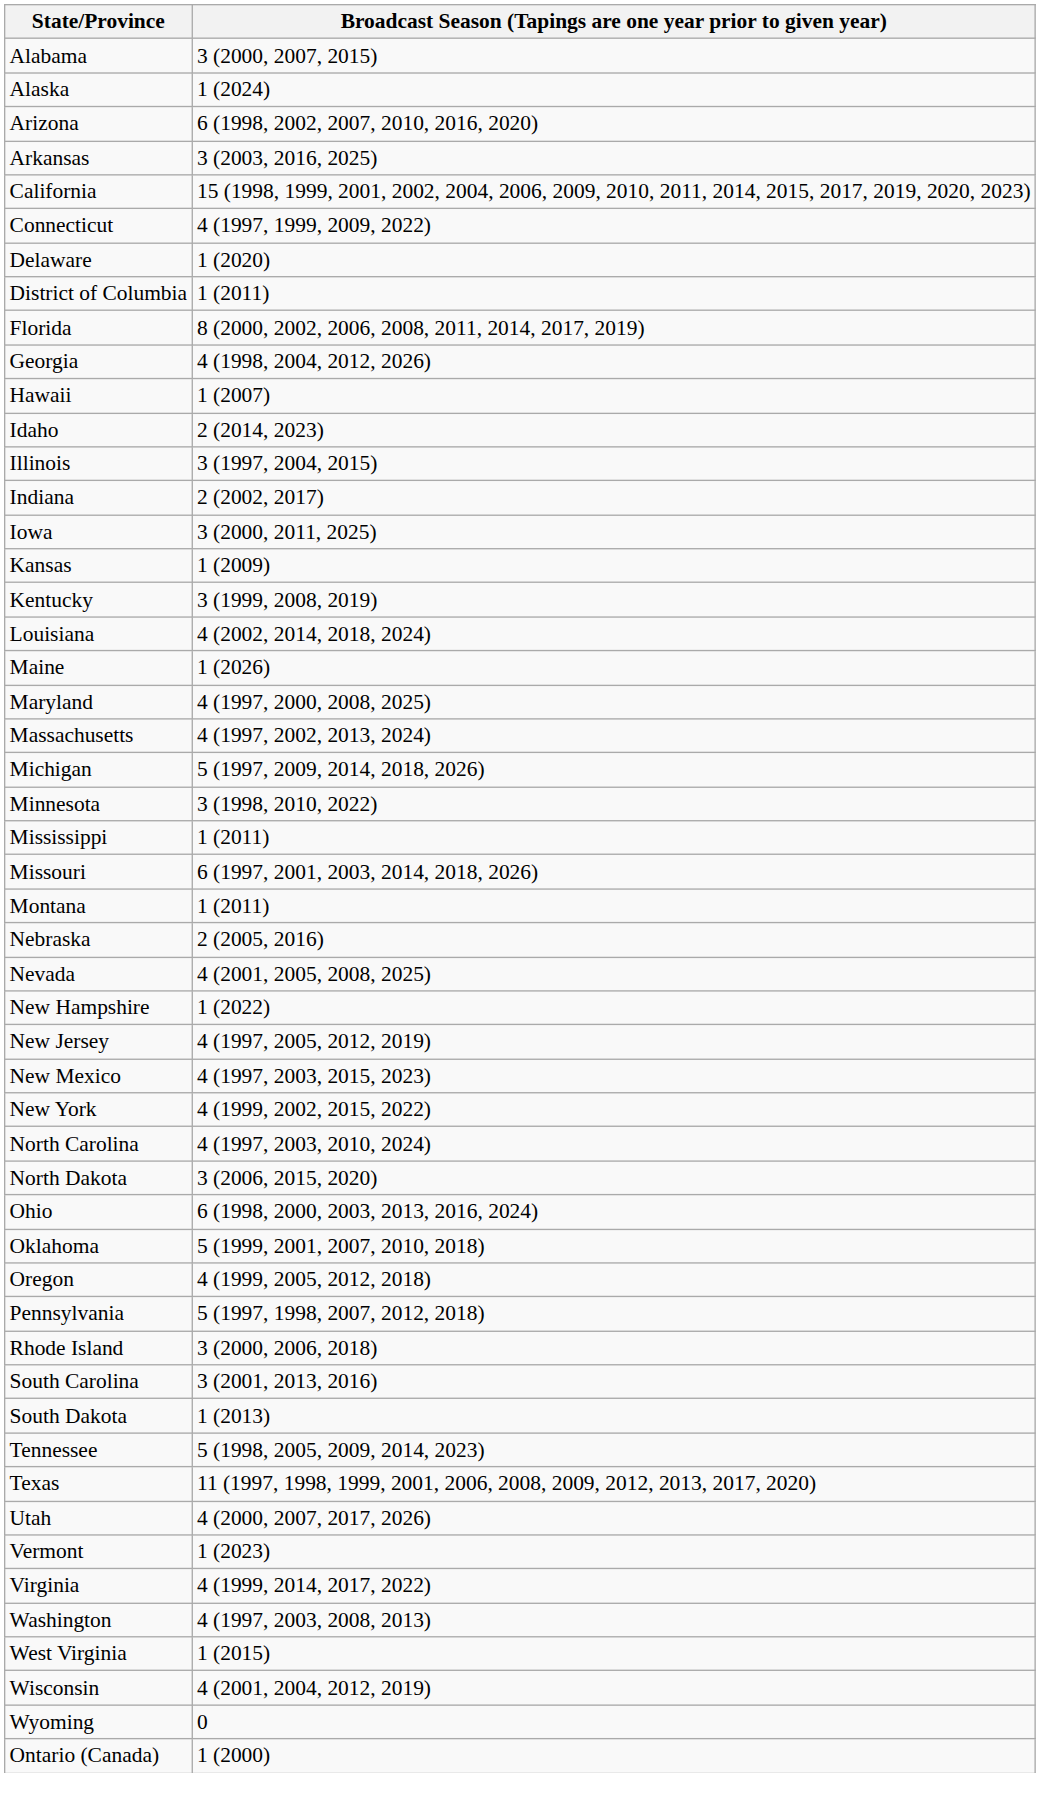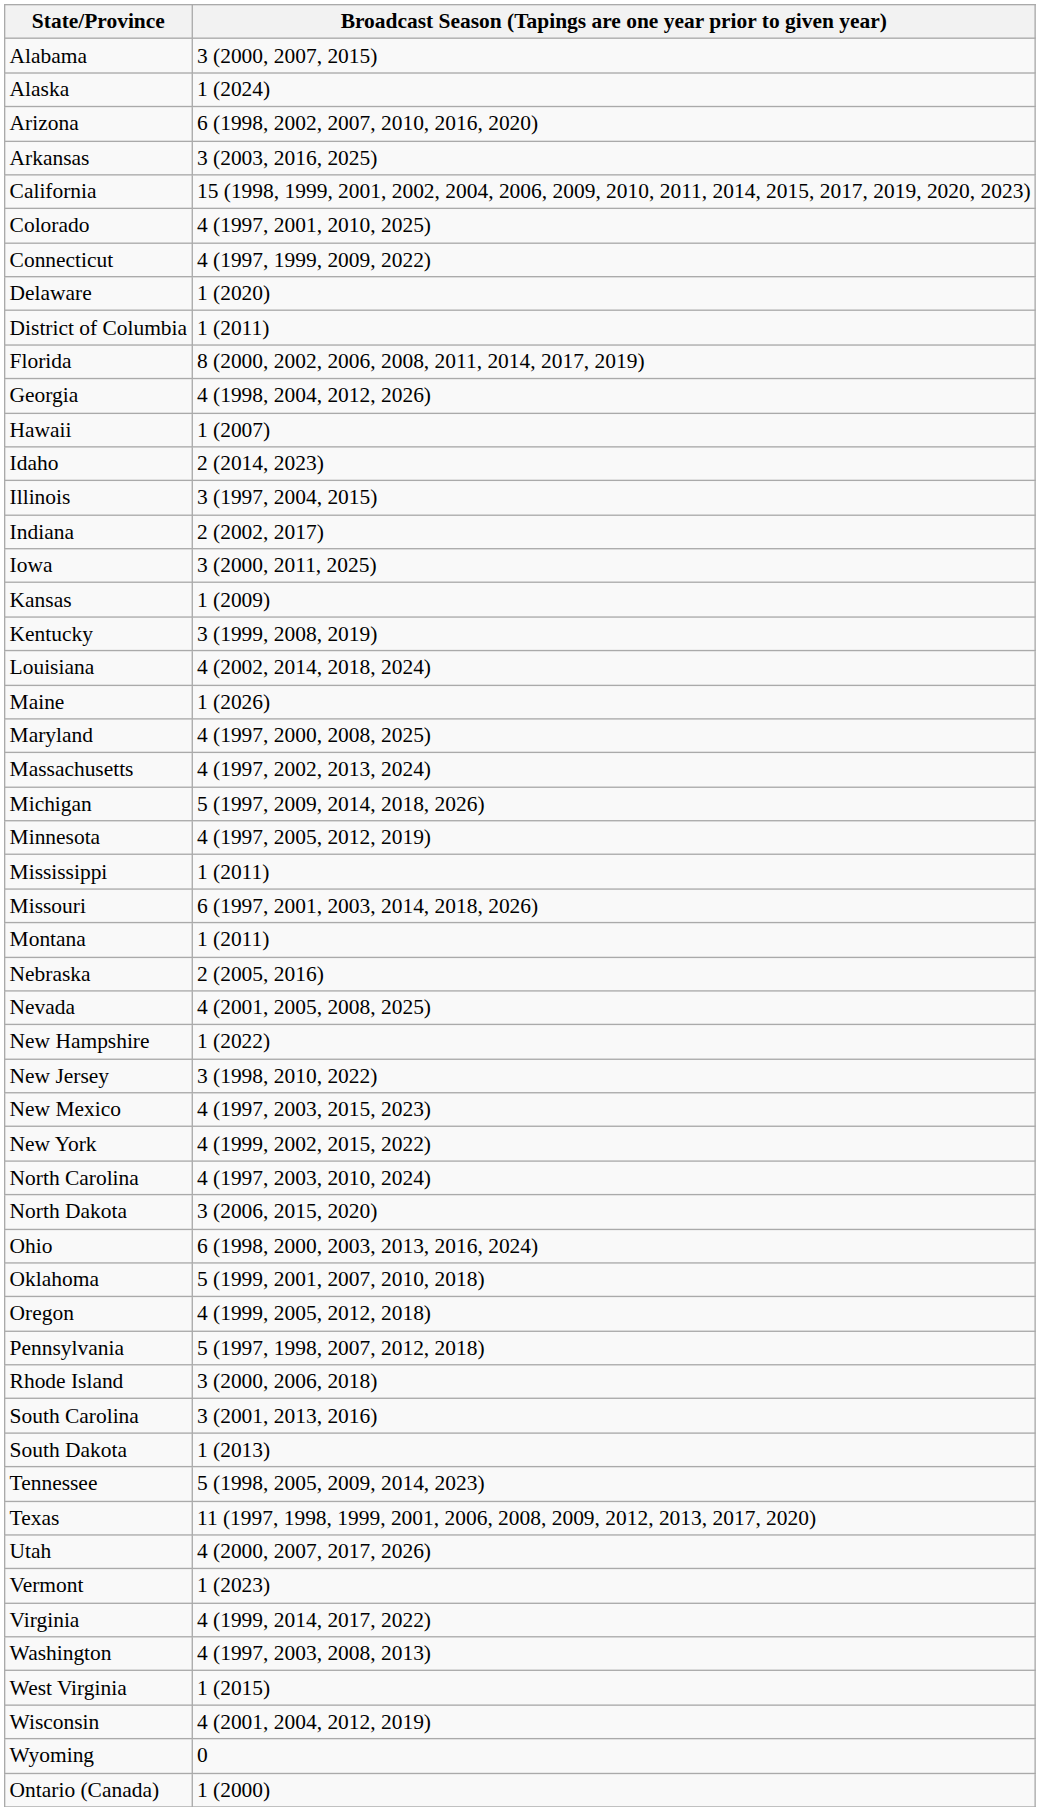+ row: (50, 225)
(287, 803) 3 (1998, 2010, 2022) -> (314, 837) 4 (1997, 2005, 2012, 2019)
(314, 1041) 4 (1997, 2005, 2012, 2019) -> (287, 1075) 3 (1998, 2010, 2022)
